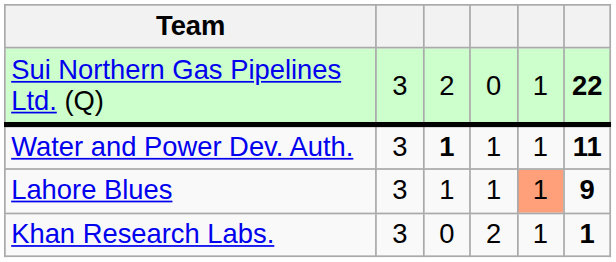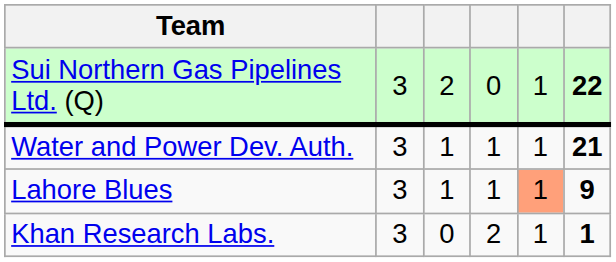(447, 147) bold -> (447, 147) normal
(587, 147) 11 -> (587, 147) 21
